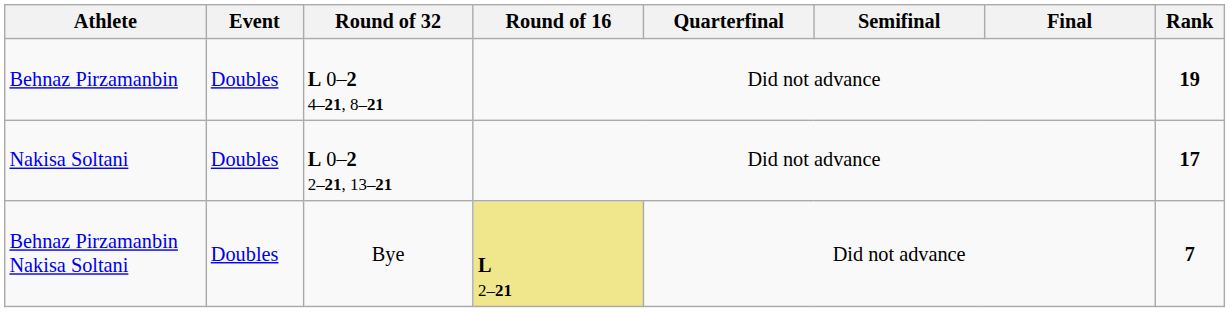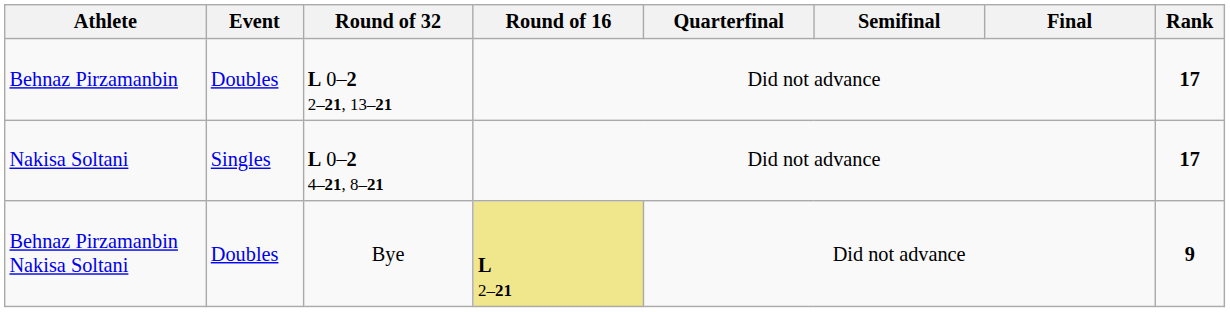(346, 91) L 0–2 4–21, 8–21 -> (350, 91) L 0–2 2–21, 13–21
(1190, 79) 19 -> (1190, 79) 17
(245, 160) Doubles -> (241, 160) Singles
(350, 172) L 0–2 2–21, 13–21 -> (346, 172) L 0–2 4–21, 8–21
(1190, 253) 7 -> (1190, 253) 9
